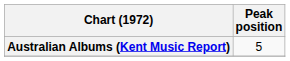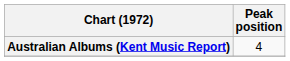(259, 46) 5 -> (259, 46) 4
